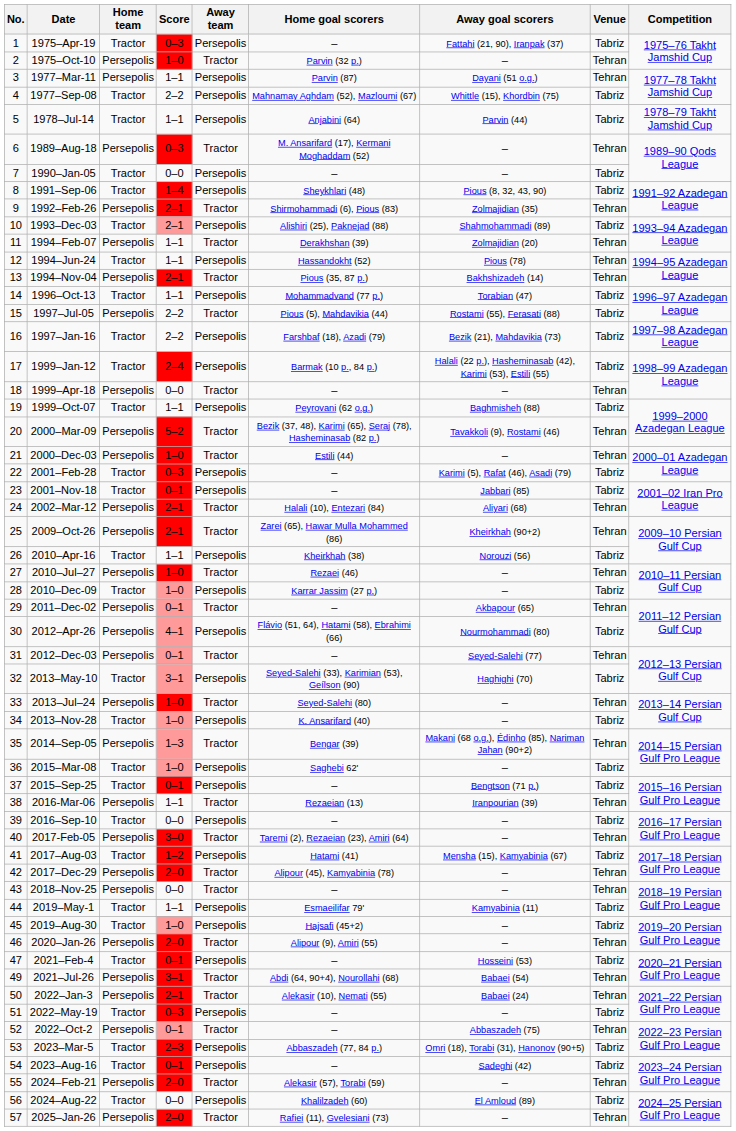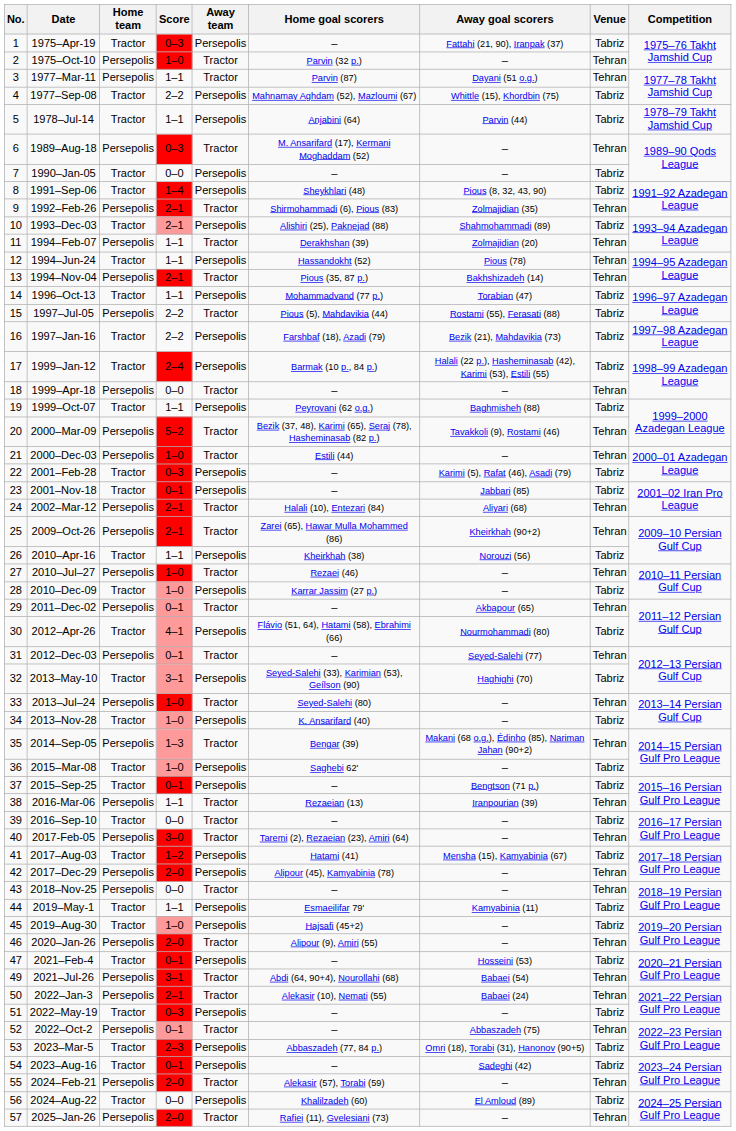(221, 78) Persepolis -> (221, 78) Tractor
(128, 631) Persepolis -> (128, 631) Tractor
(221, 820) Persepolis -> (221, 820) Tractor
(221, 872) Tractor -> (221, 872) Persepolis
